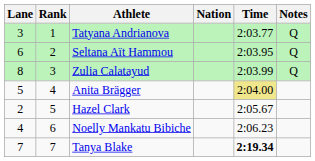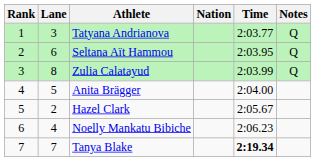columns swapped: (53, 14) <-> (20, 14)
(255, 90) khaki background -> (255, 90) no background
